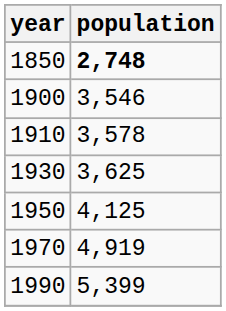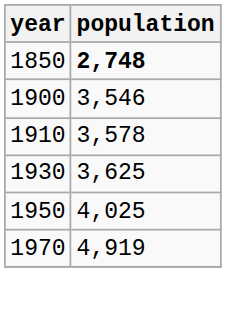(111, 211) 4,125 -> (111, 211) 4,025
- row: (38, 286)
